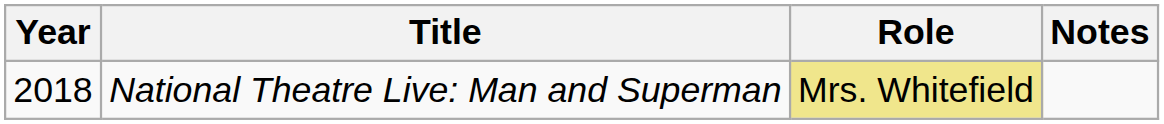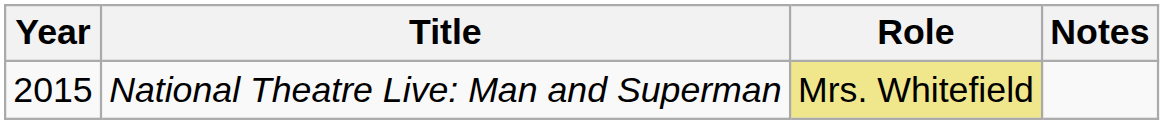(53, 89) 2018 -> (53, 89) 2015
